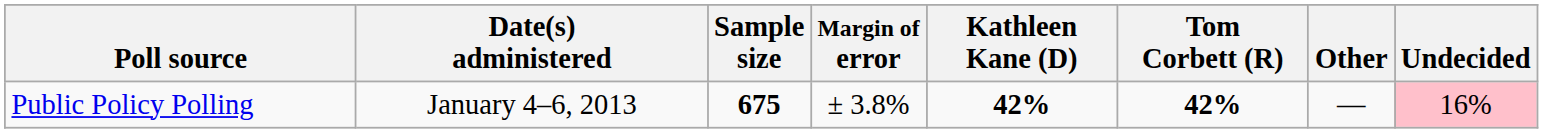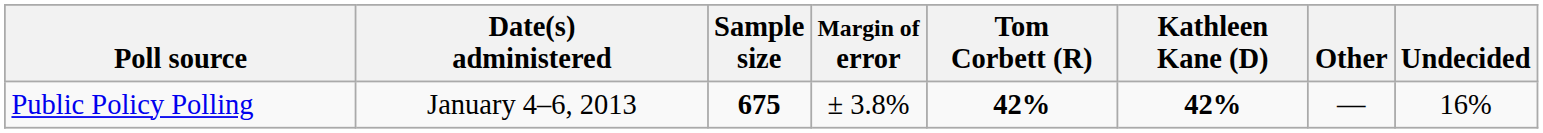columns swapped: (1213, 43) <-> (1022, 43)
(1466, 104) pink background -> (1466, 104) no background
